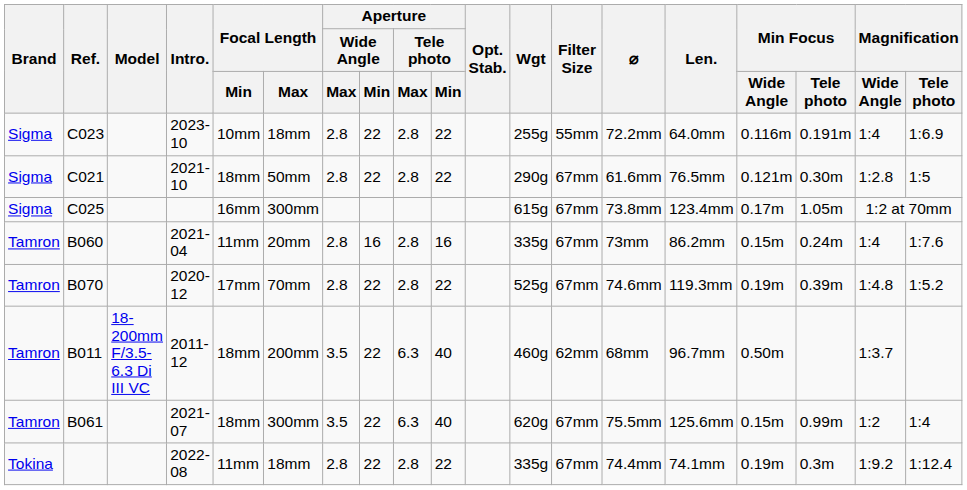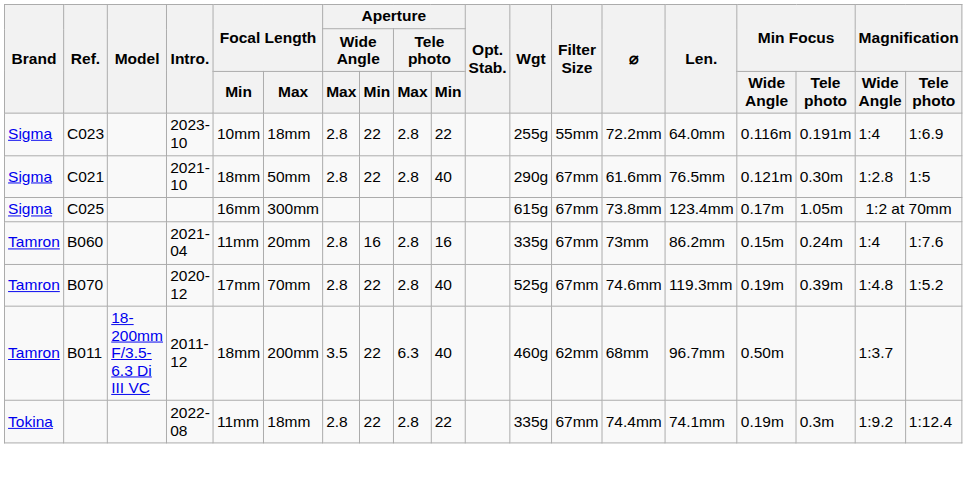(443, 176) 22 -> (443, 176) 40
(443, 285) 22 -> (443, 285) 40
- row: (85, 421)
